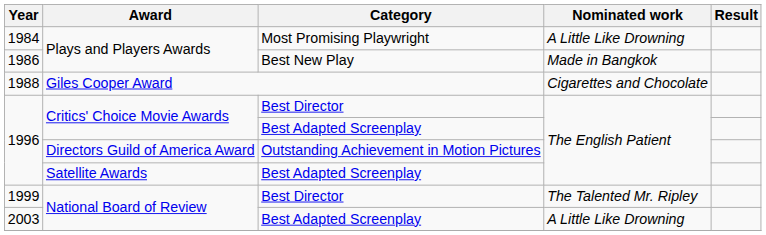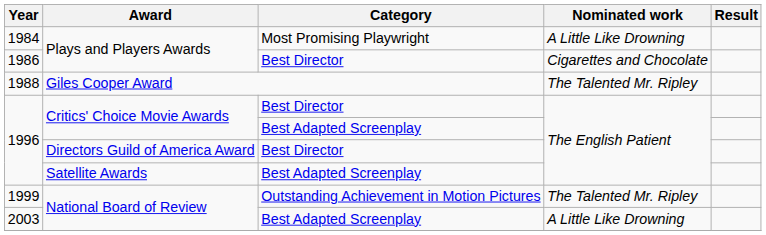(308, 60) Best New Play -> (302, 60) Best Director
(602, 60) Made in Bangkok -> (628, 60) Cigarettes and Chocolate
(628, 83) Cigarettes and Chocolate -> (622, 83) The Talented Mr. Ripley
(401, 151) Outstanding Achievement in Motion Pictures -> (302, 151) Best Director
(302, 196) Best Director -> (401, 196) Outstanding Achievement in Motion Pictures
